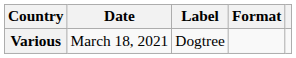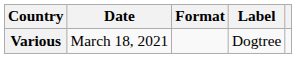columns swapped: (257, 16) <-> (200, 16)
